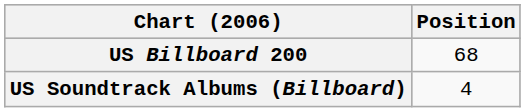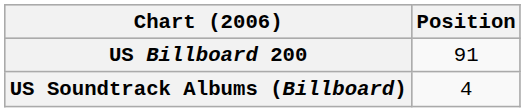(466, 55) 68 -> (466, 55) 91
